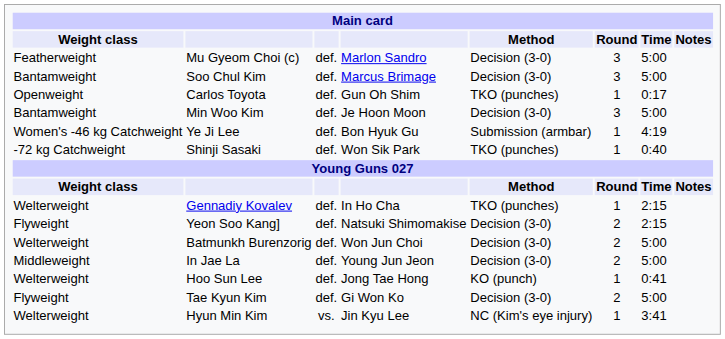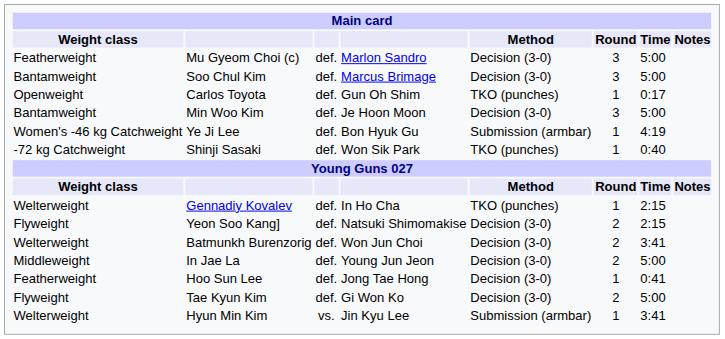(654, 242) 5:00 -> (653, 242) 3:41
(51, 279) Welterweight -> (55, 279) Featherweight
(504, 279) KO (punch) -> (511, 279) Decision (3-0)
(531, 316) NC (Kim's eye injury) -> (531, 316) Submission (armbar)
